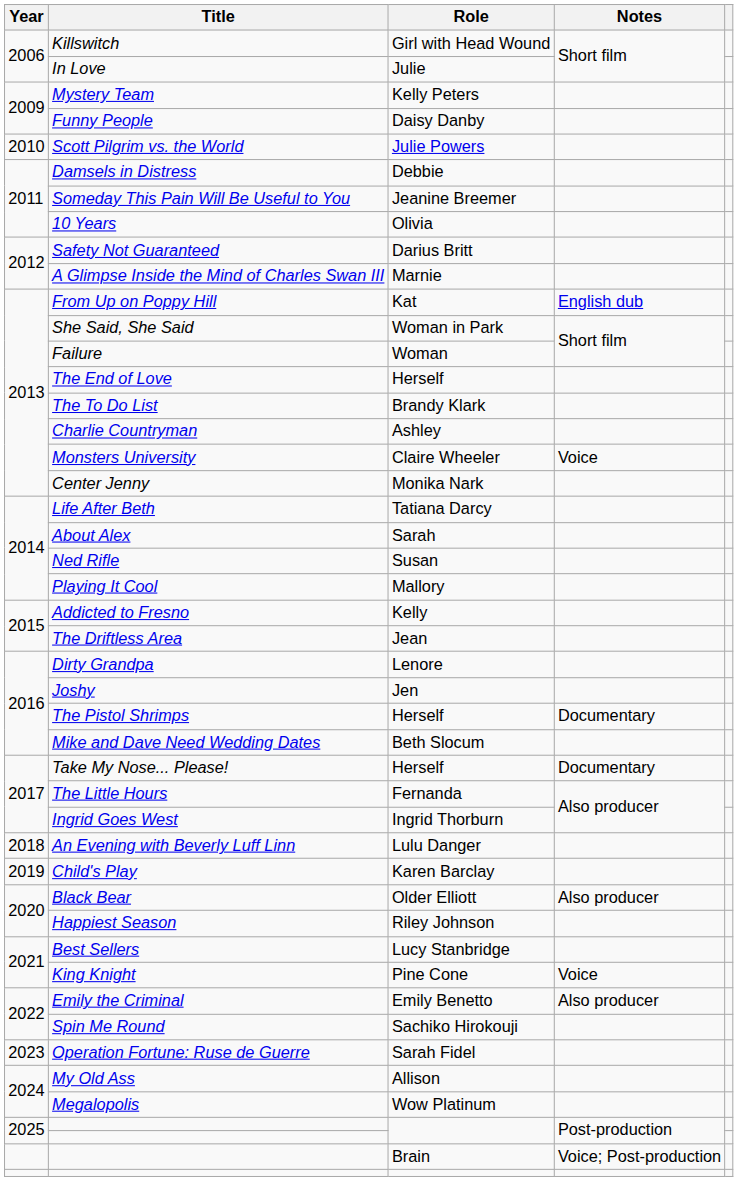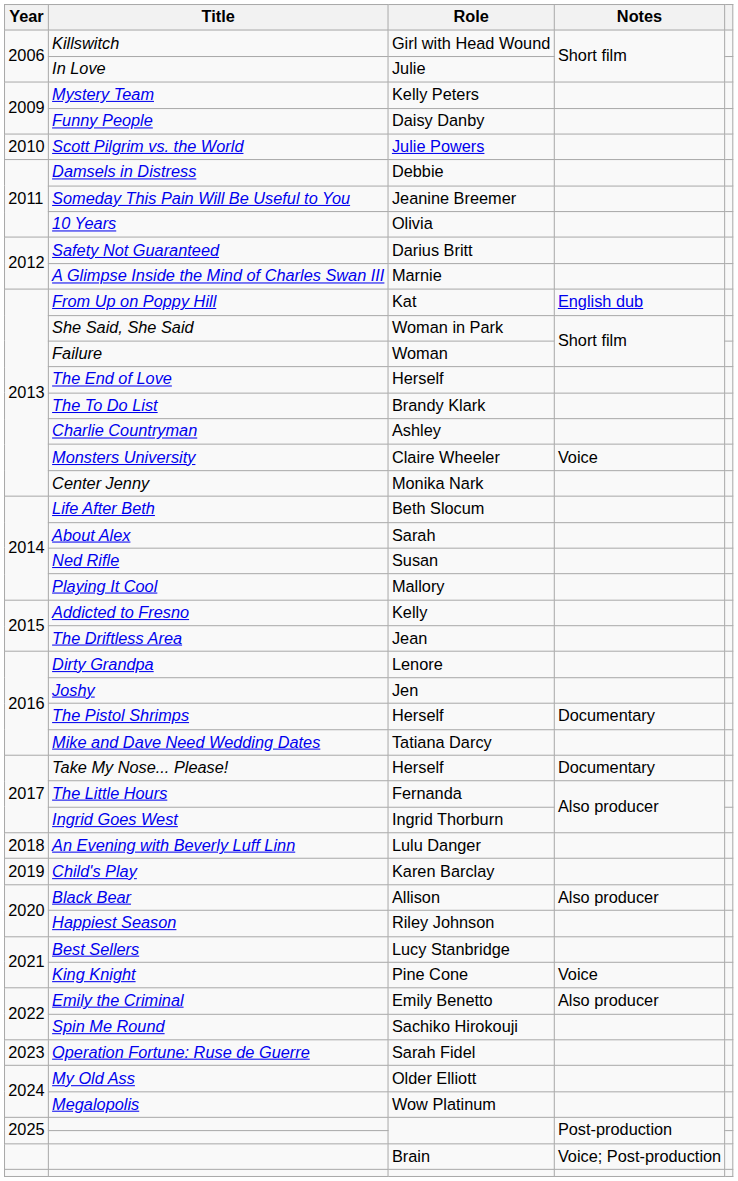(442, 509) Tatiana Darcy -> (438, 509) Beth Slocum
(438, 742) Beth Slocum -> (442, 742) Tatiana Darcy
(434, 897) Older Elliott -> (416, 897) Allison
(416, 1078) Allison -> (434, 1078) Older Elliott
